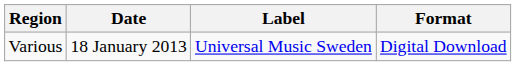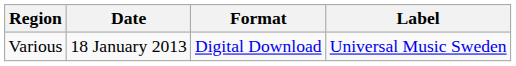columns swapped: (283, 18) <-> (443, 18)
